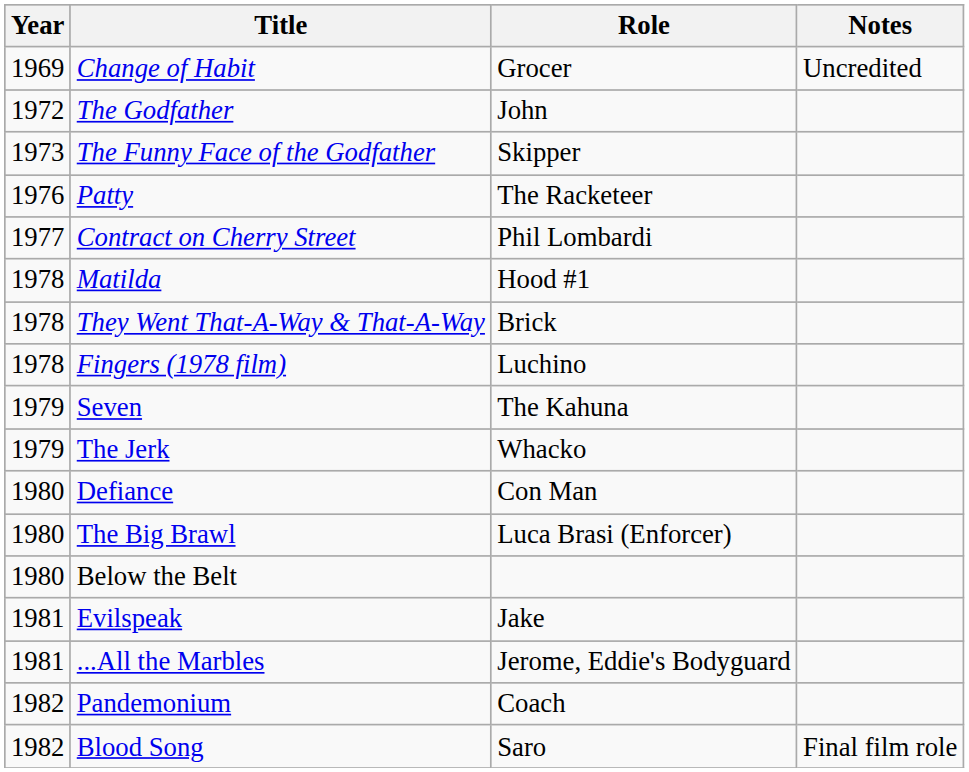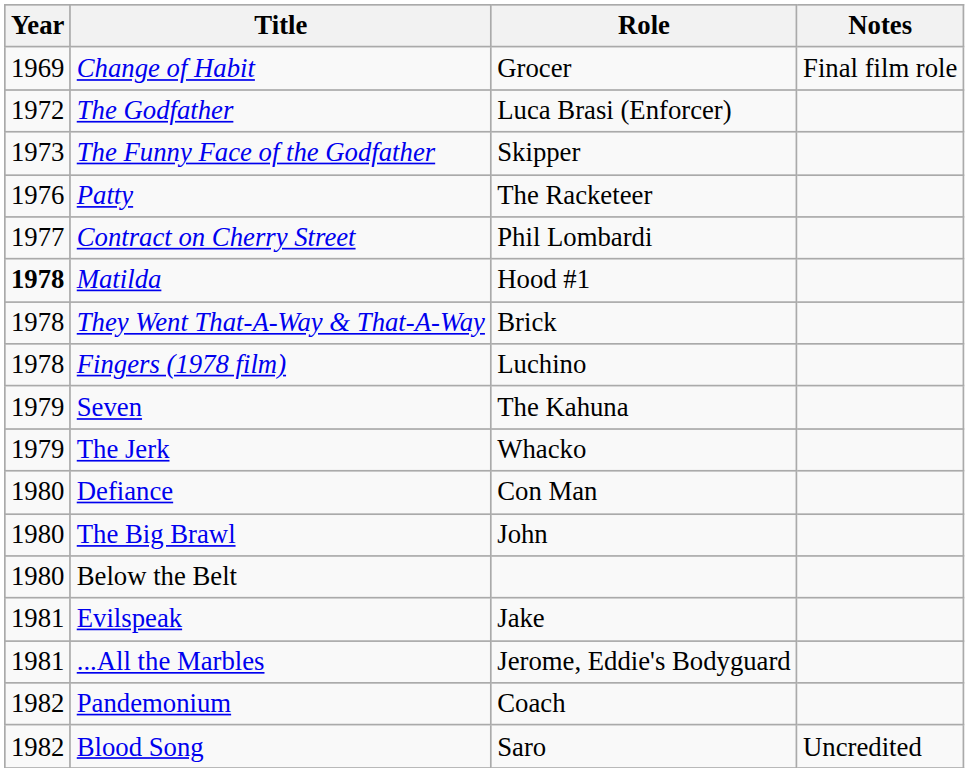(862, 68) Uncredited -> (880, 68) Final film role
(522, 110) John -> (614, 110) Luca Brasi (Enforcer)
(38, 279) normal -> (38, 279) bold
(614, 534) Luca Brasi (Enforcer) -> (522, 534) John
(880, 746) Final film role -> (862, 746) Uncredited
